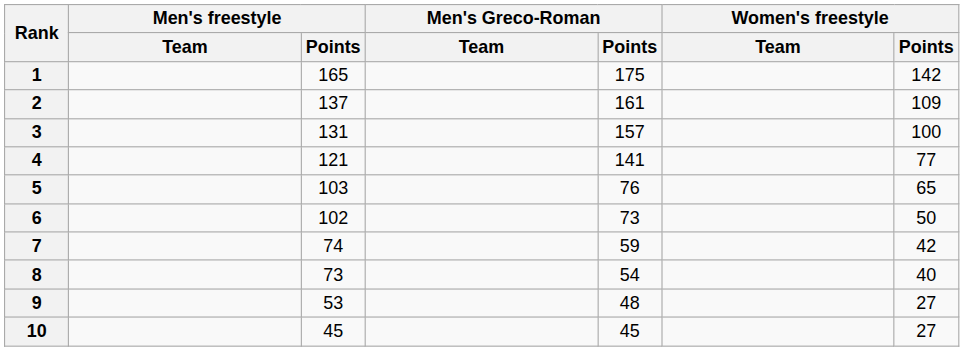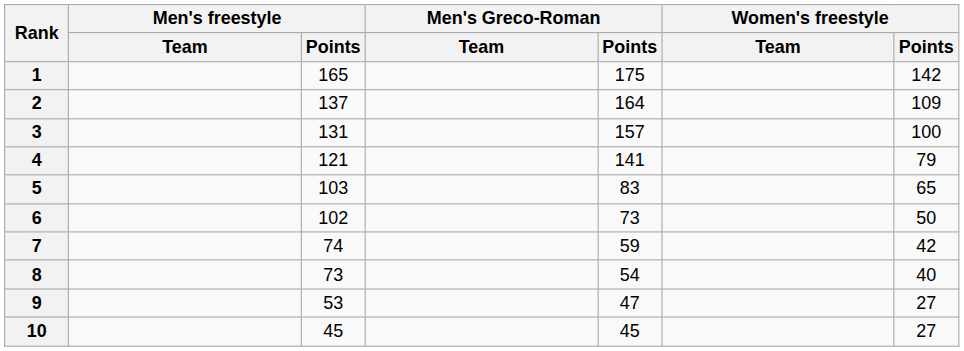(630, 103) 161 -> (630, 103) 164
(926, 160) 77 -> (926, 160) 79
(630, 189) 76 -> (630, 189) 83
(630, 302) 48 -> (630, 302) 47
